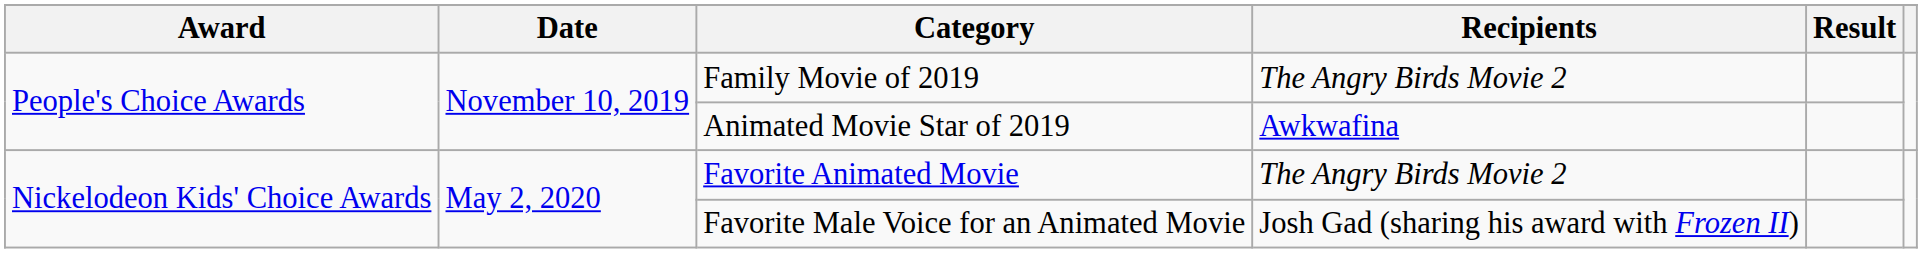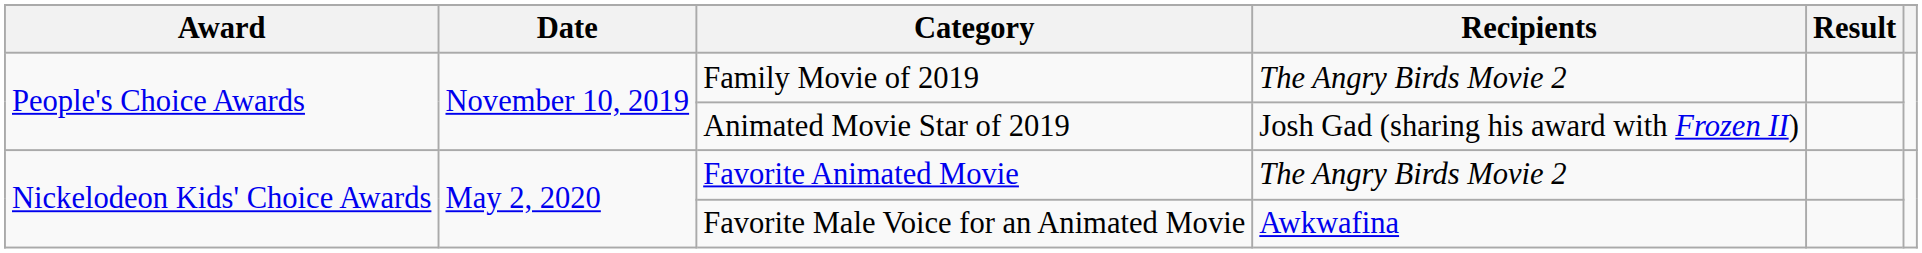(1329, 125) Awkwafina -> (1529, 125) Josh Gad (sharing his award with Frozen II)
(1529, 222) Josh Gad (sharing his award with Frozen II) -> (1329, 222) Awkwafina
